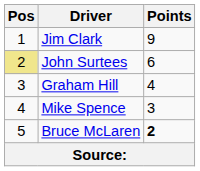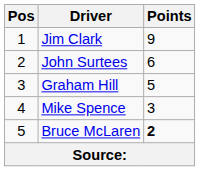(21, 62) khaki background -> (21, 62) no background
(151, 86) 4 -> (151, 86) 5
